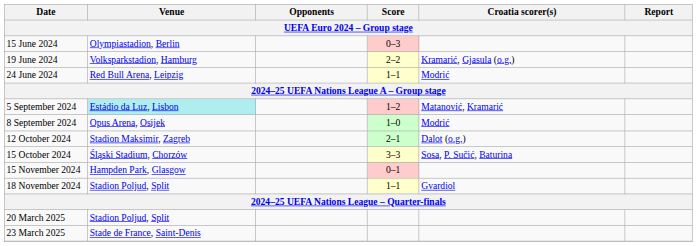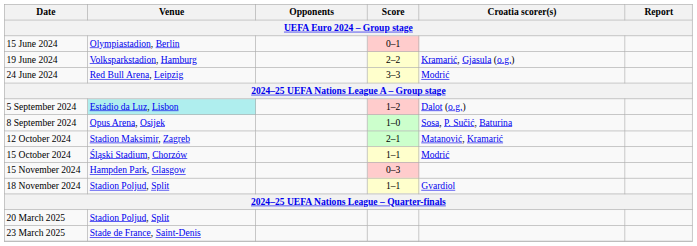(393, 44) 0–3 -> (393, 44) 0–1
(393, 75) 1–1 -> (393, 75) 3–3
(462, 107) Matanović, Kramarić -> (443, 107) Dalot (o.g.)
(435, 123) Modrić -> (467, 123) Sosa, P. Sučić, Baturina
(443, 138) Dalot (o.g.) -> (462, 138) Matanović, Kramarić
(393, 154) 3–3 -> (393, 154) 1–1
(467, 154) Sosa, P. Sučić, Baturina -> (435, 154) Modrić
(393, 170) 0–1 -> (393, 170) 0–3
